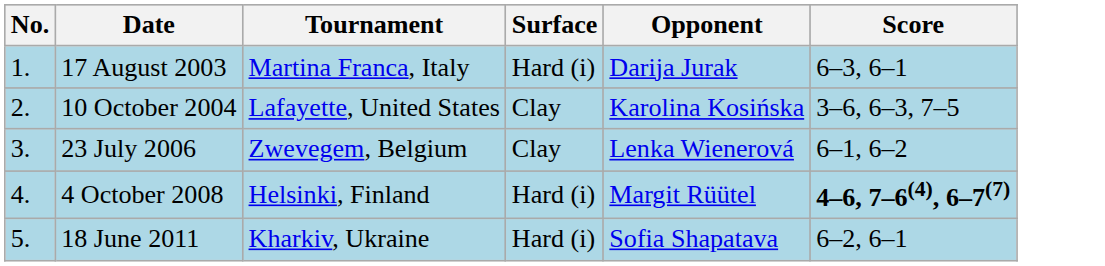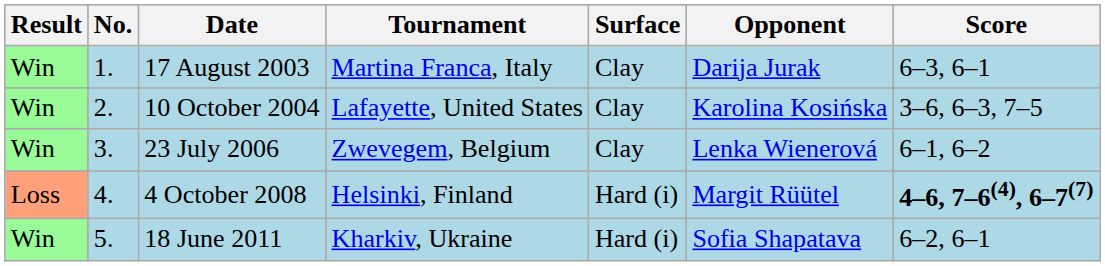+ column: (46, 25)
(554, 66) Hard (i) -> (620, 66) Clay
